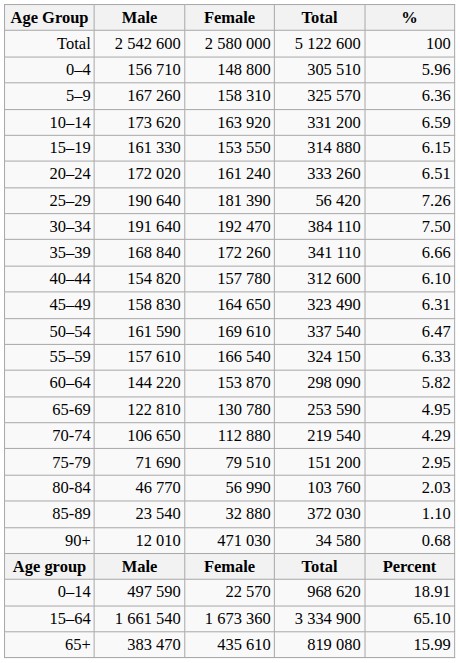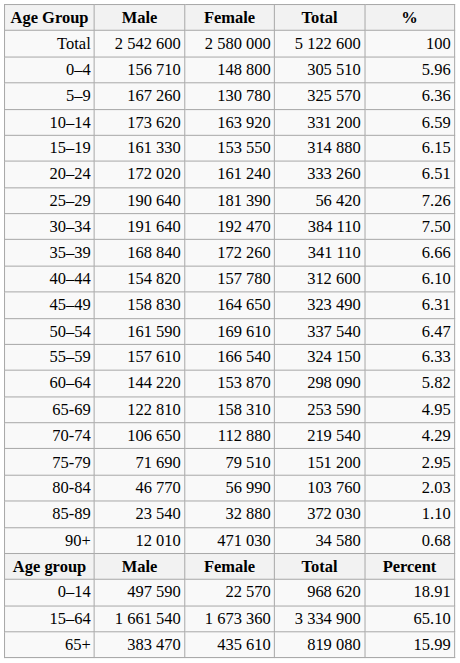(244, 95) 158 310 -> (244, 95) 130 780
(244, 409) 130 780 -> (244, 409) 158 310
